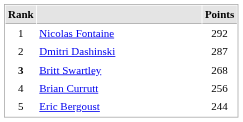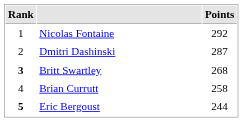(220, 88) 256 -> (220, 88) 258
(21, 107) normal -> (21, 107) bold
